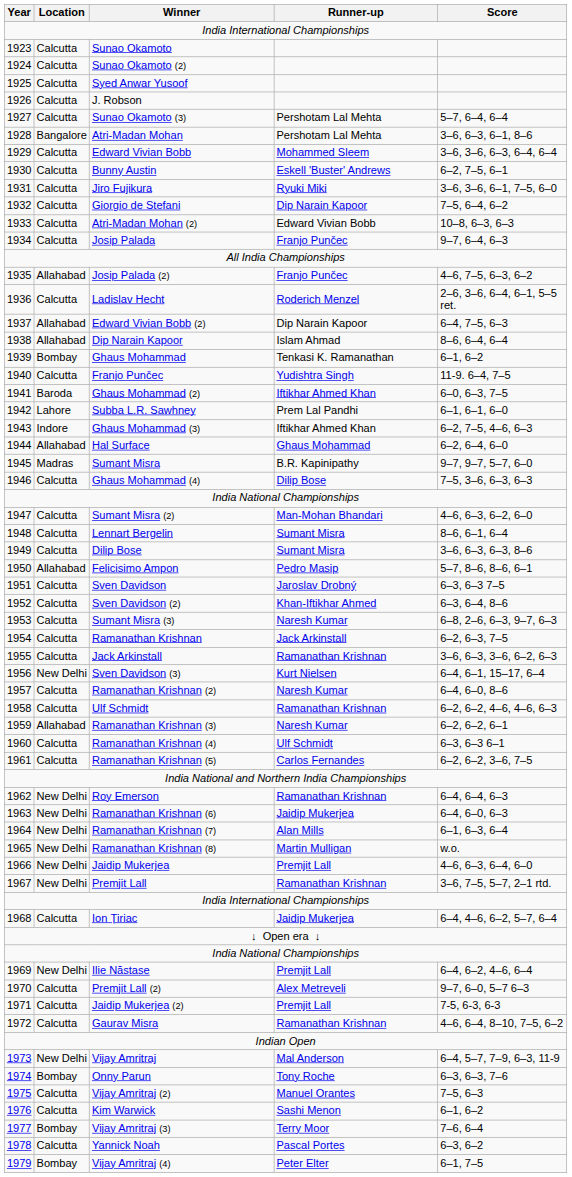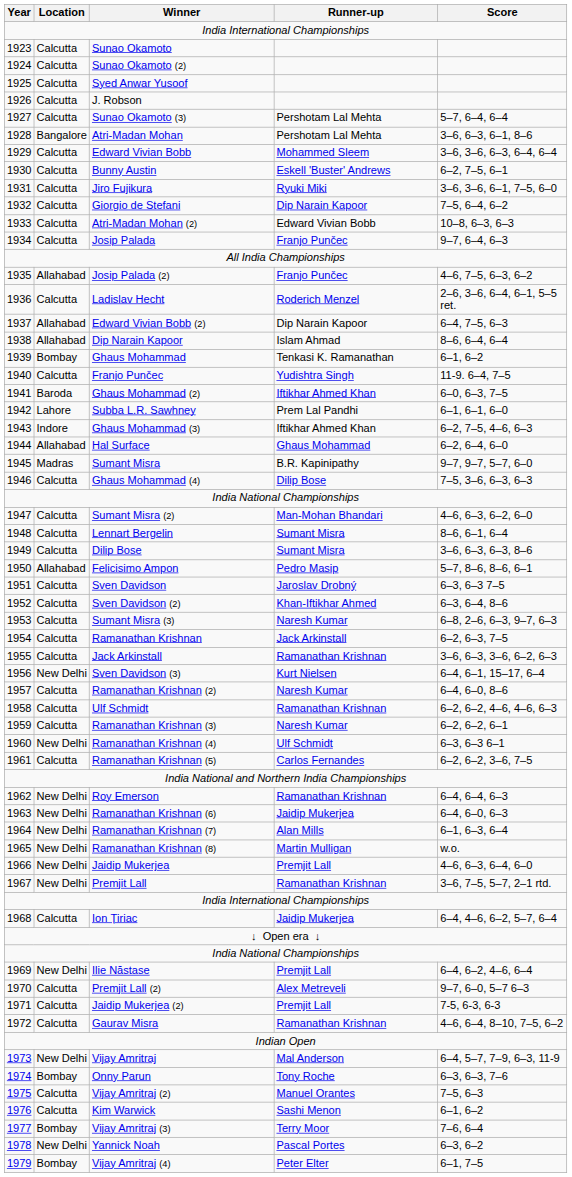(61, 726) Allahabad -> (57, 726) Calcutta
(57, 743) Calcutta -> (62, 743) New Delhi
(57, 1146) Calcutta -> (62, 1146) New Delhi
